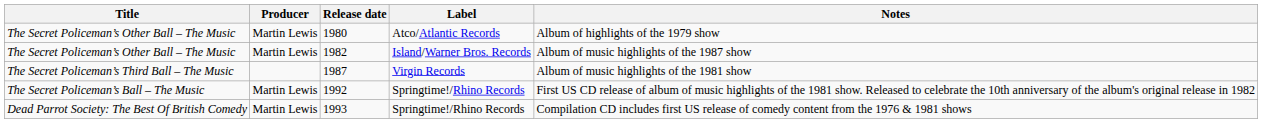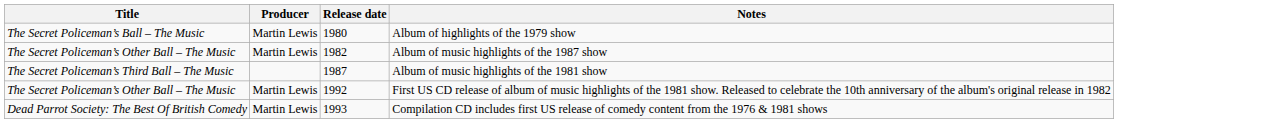- column: (462, 14)
(121, 33) The Secret Policeman’s Other Ball – The Music -> (106, 33) The Secret Policeman’s Ball – The Music
(106, 90) The Secret Policeman’s Ball – The Music -> (121, 90) The Secret Policeman’s Other Ball – The Music
